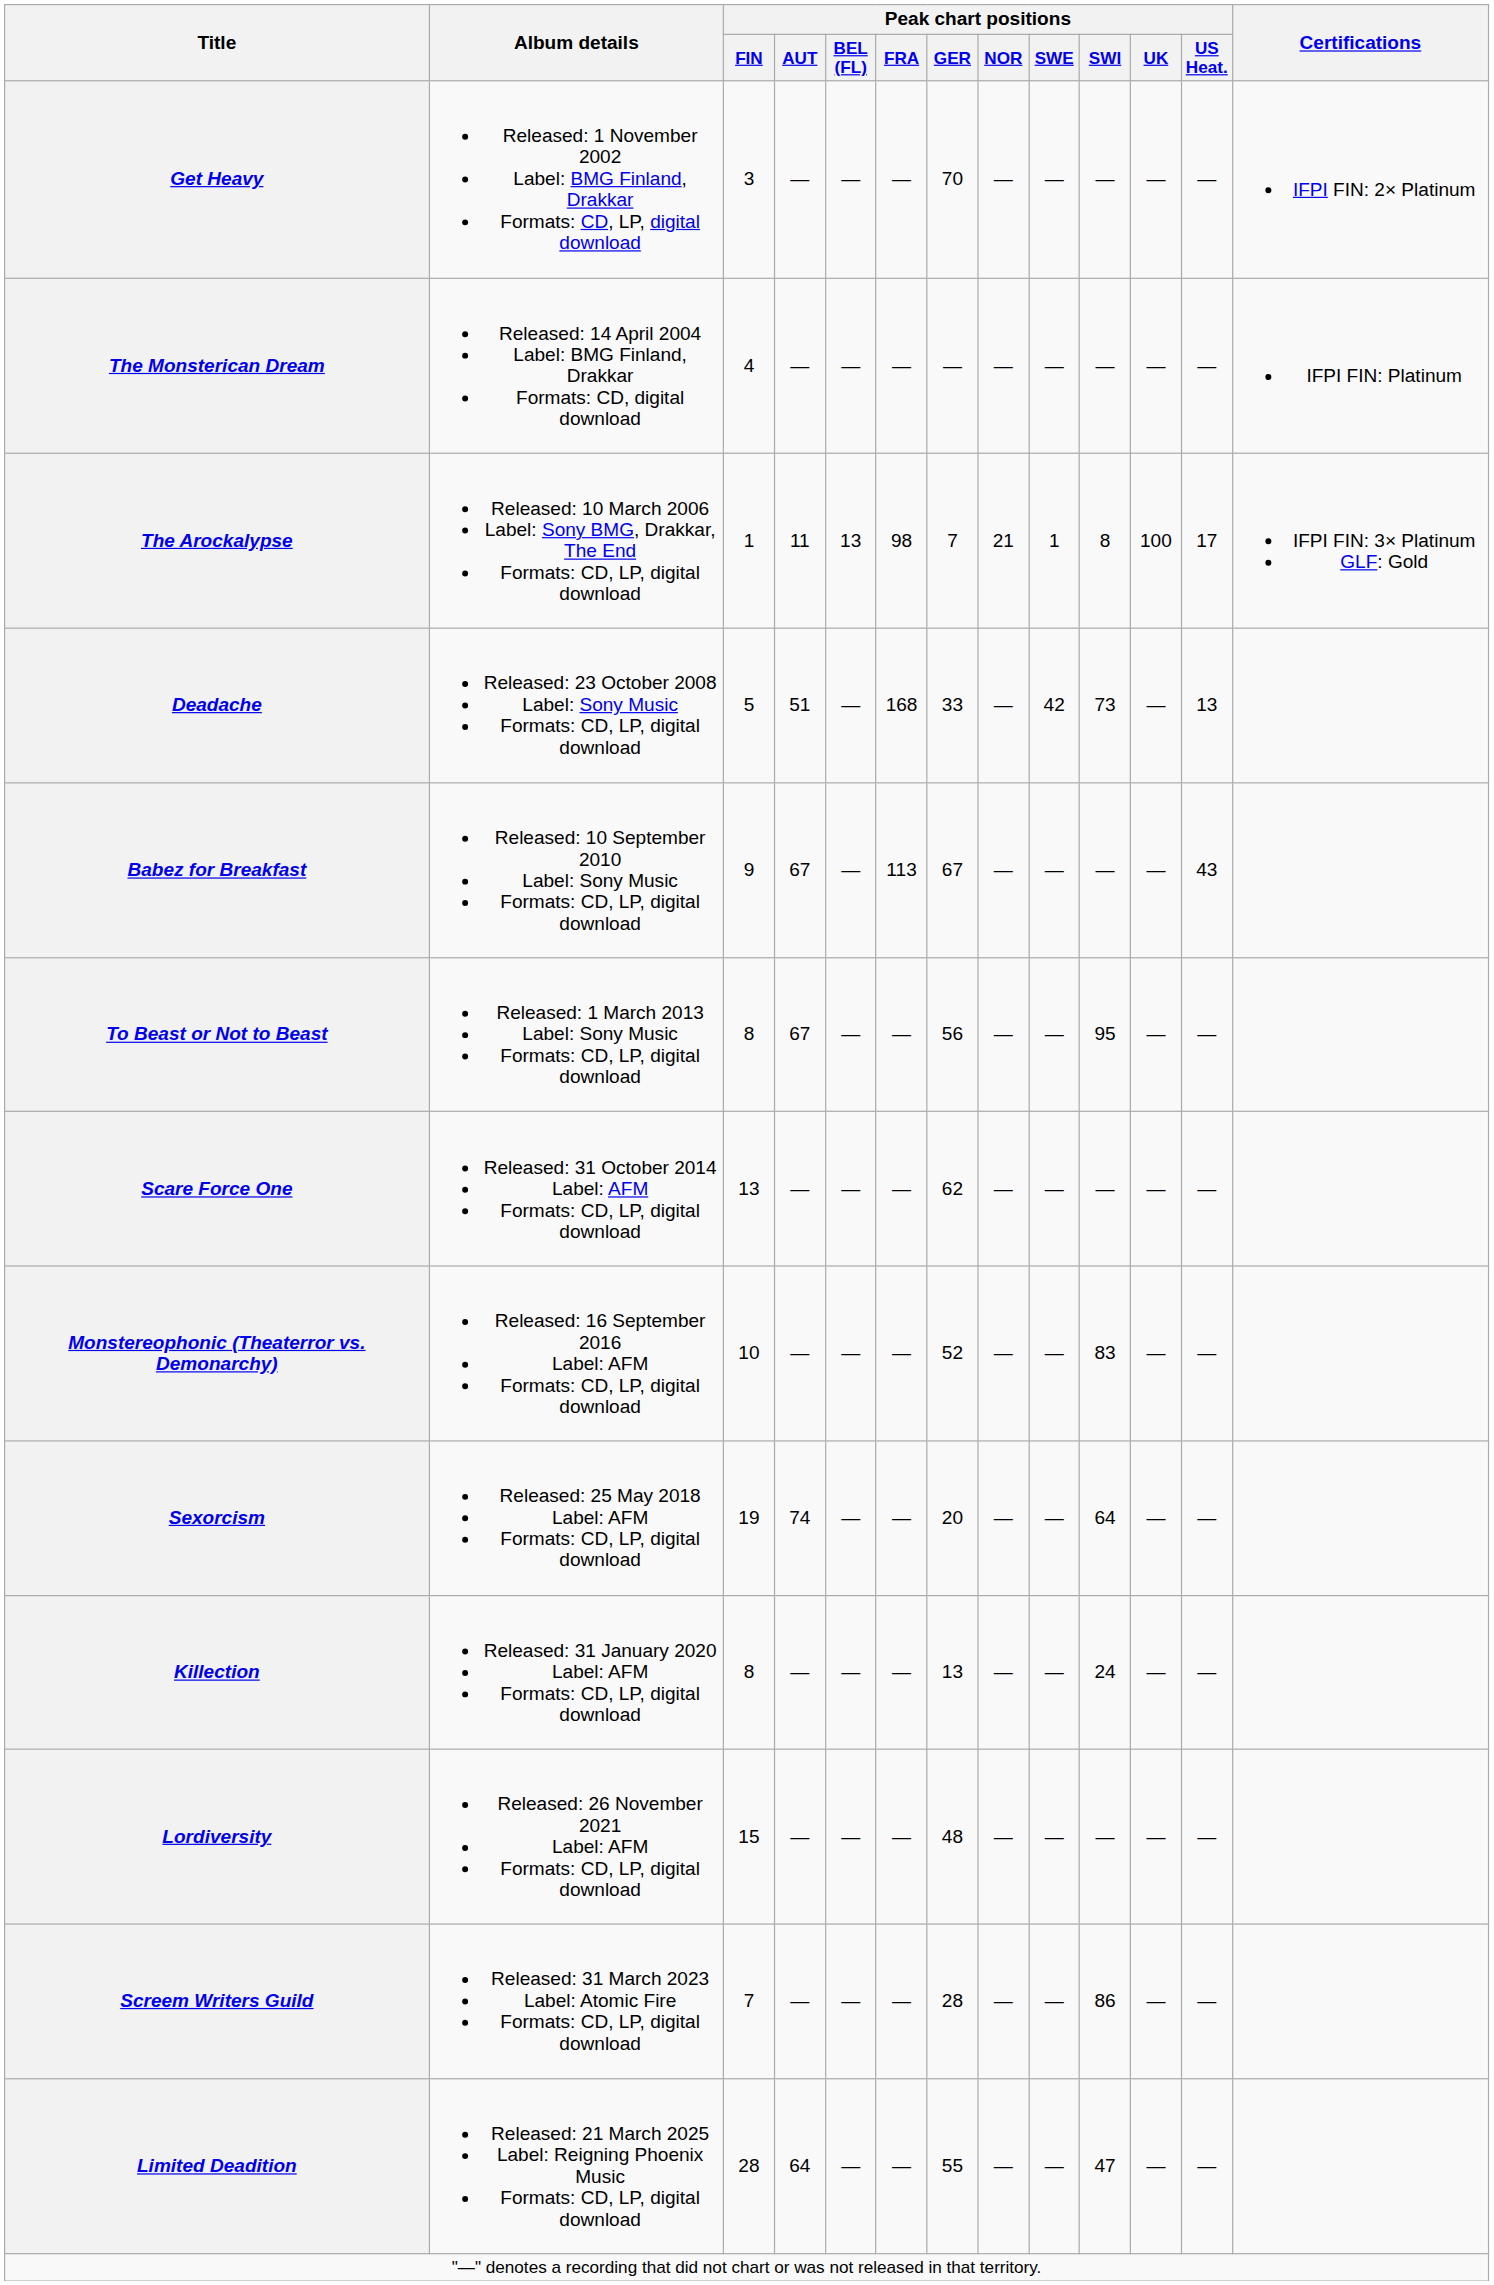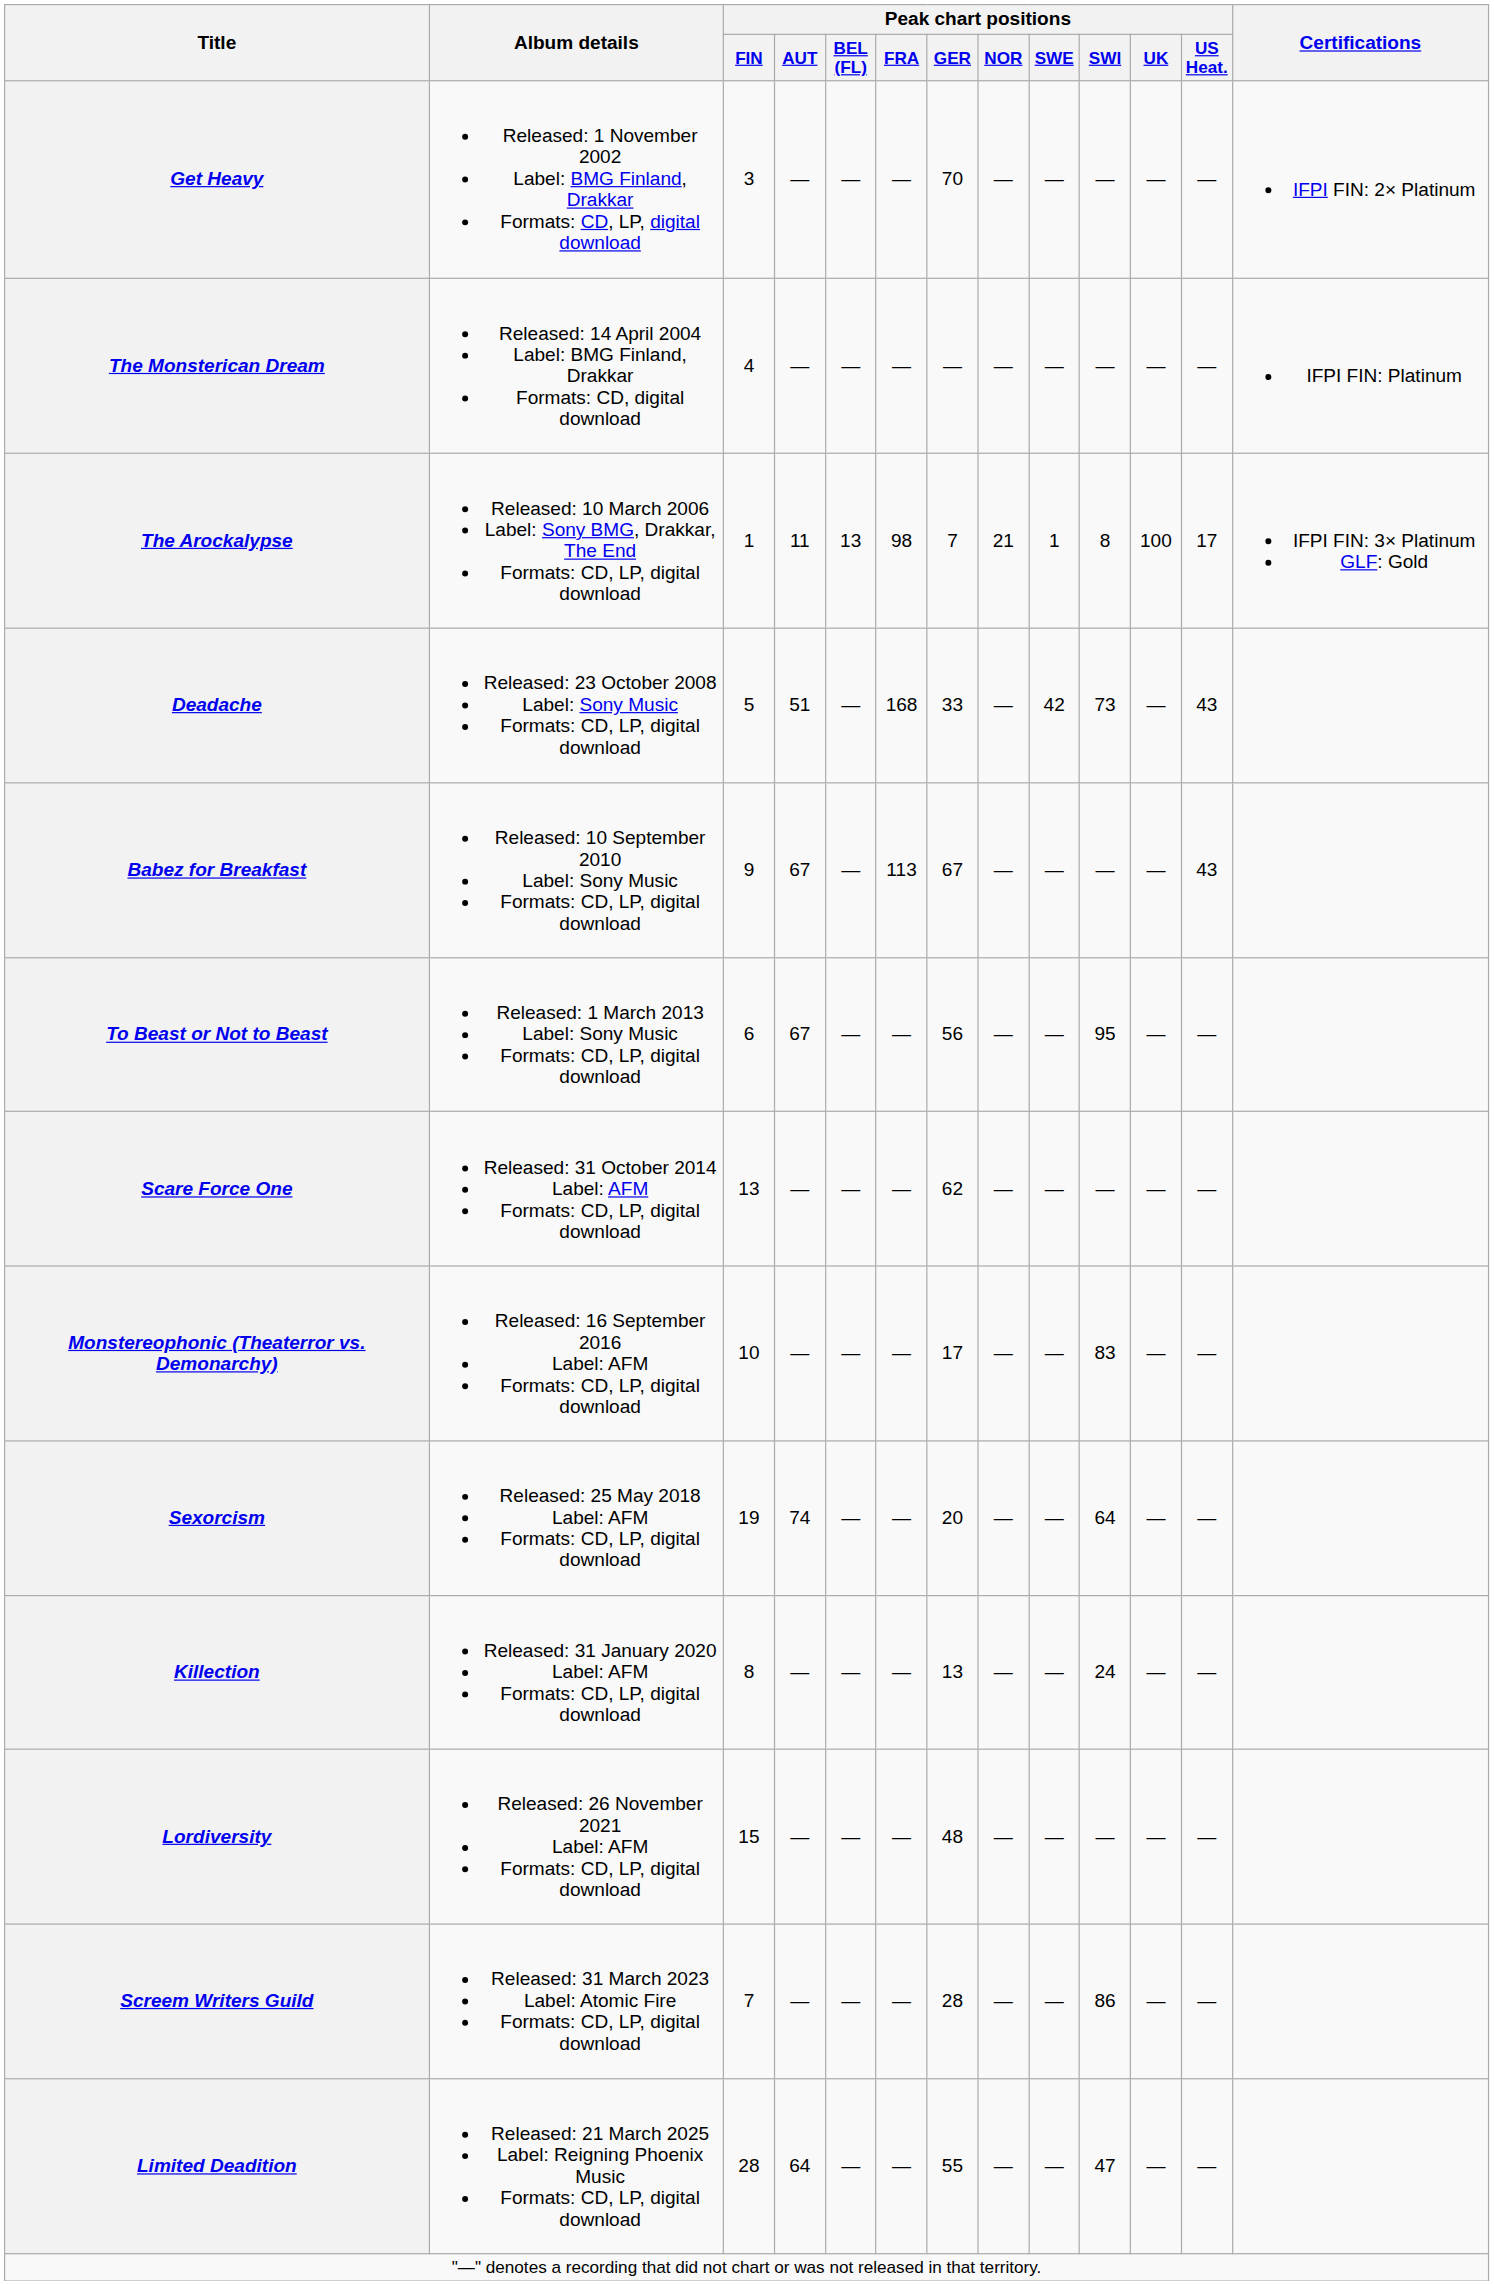(1207, 705) 13 -> (1207, 705) 43
(749, 1034) 8 -> (749, 1034) 6
(952, 1353) 52 -> (952, 1353) 17
